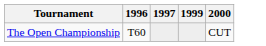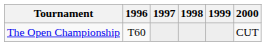+ column: (192, 13)
